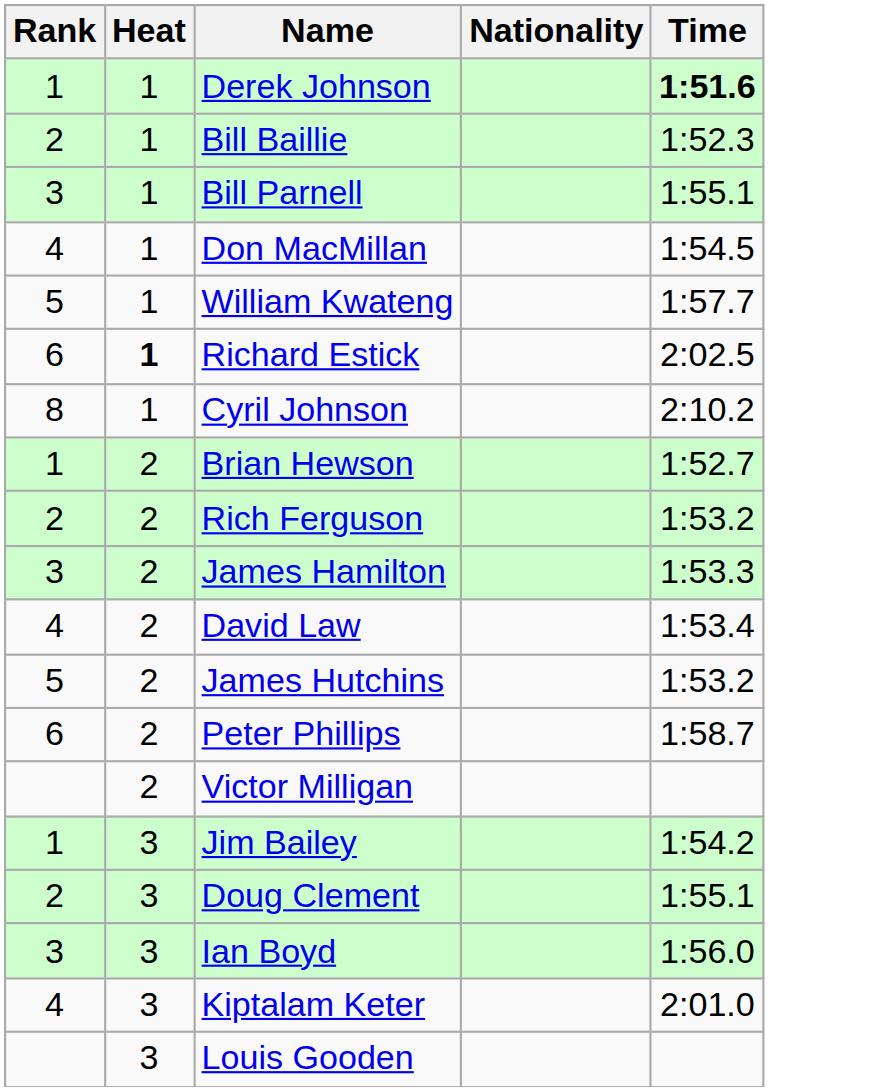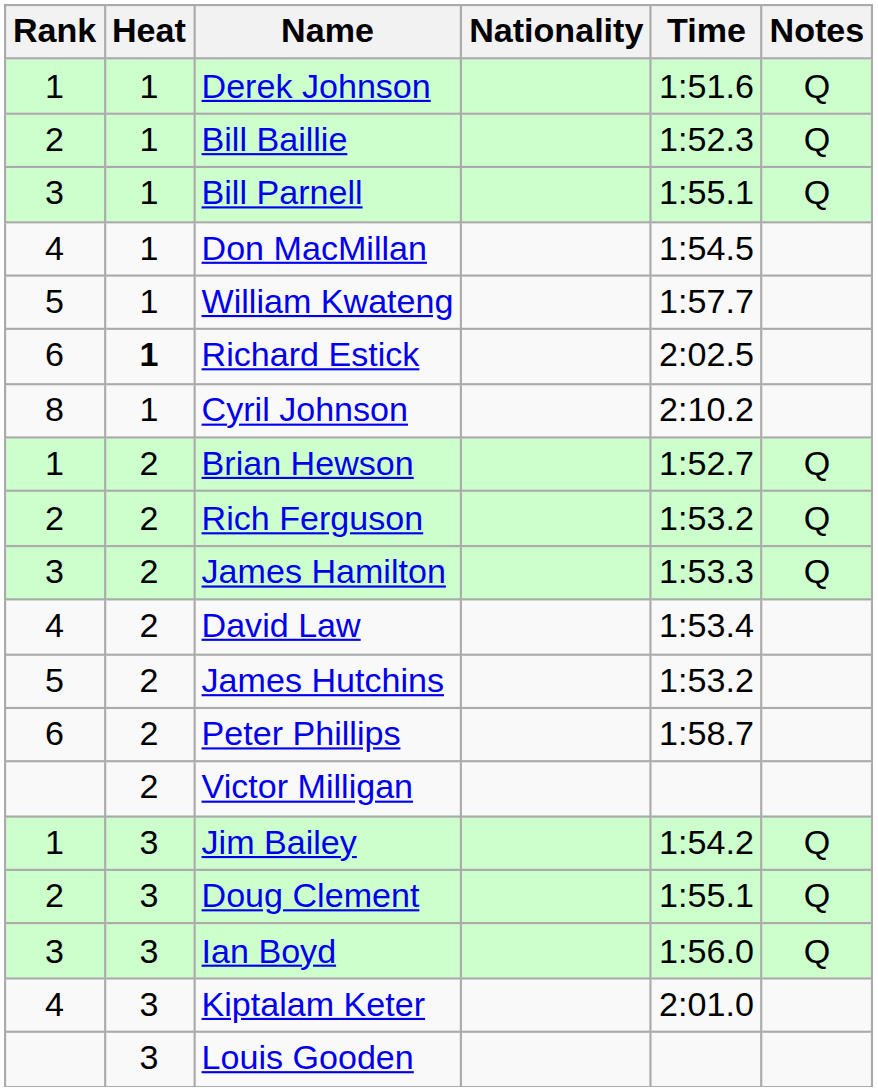+ column: (817, 31)
(707, 85) bold -> (706, 85) normal
